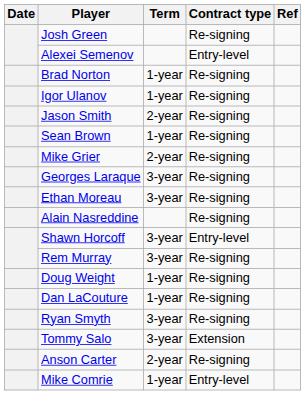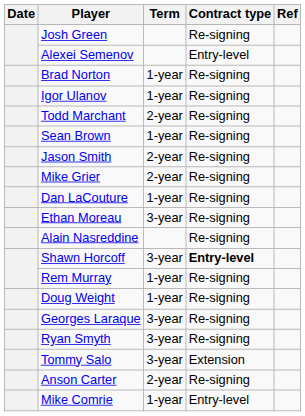+ row: (83, 116)
rows swapped: (76, 116) <-> (76, 136)
rows swapped: (84, 298) <-> (91, 177)
(219, 237) normal -> (221, 258) bold
(165, 258) 3-year -> (165, 278) 1-year
